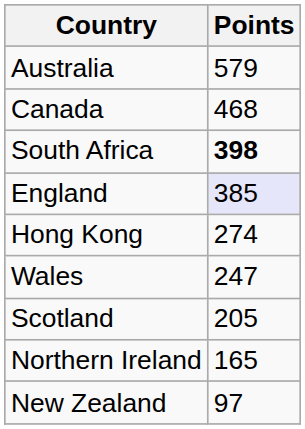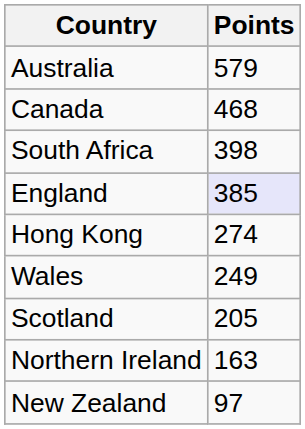(236, 151) bold -> (236, 151) normal
(236, 276) 247 -> (236, 276) 249
(236, 360) 165 -> (236, 360) 163
